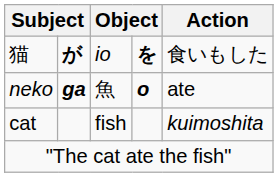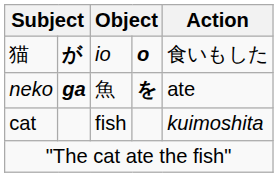(147, 53) を -> (143, 54) o
(143, 90) o -> (147, 89) を
